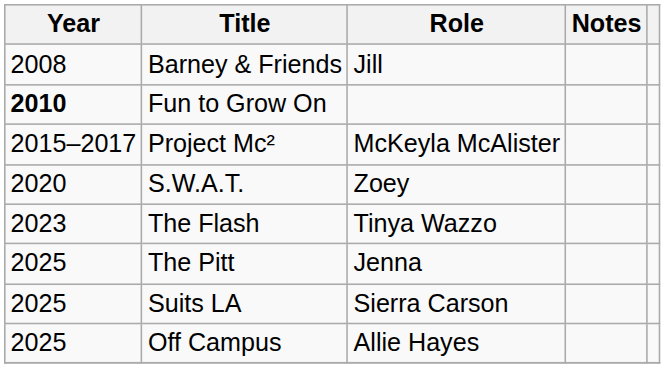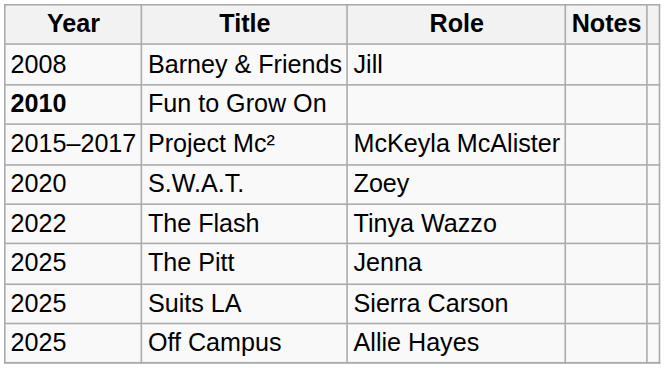(39, 223) 2023 -> (39, 223) 2022
